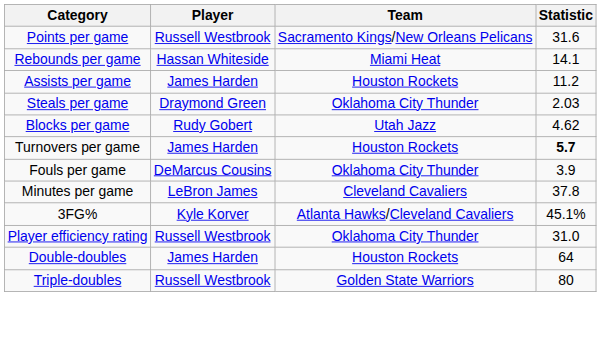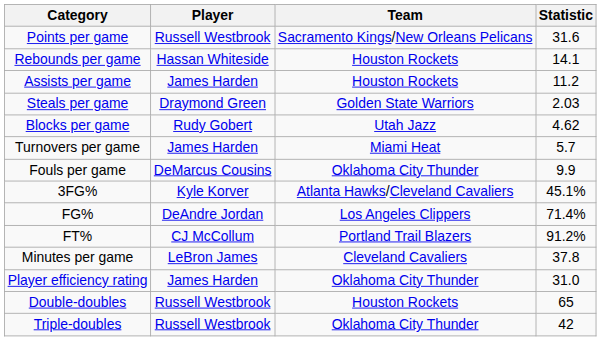(405, 59) Miami Heat -> (405, 59) Houston Rockets
(405, 103) Oklahoma City Thunder -> (405, 103) Golden State Warriors
(405, 147) Houston Rockets -> (405, 147) Miami Heat
(566, 147) bold -> (566, 147) normal
(566, 170) 3.9 -> (566, 170) 9.9
rows swapped: (78, 192) <-> (78, 214)
+ row: (78, 214)
+ row: (78, 236)
(213, 236) Russell Westbrook -> (213, 280) James Harden
(213, 258) James Harden -> (213, 302) Russell Westbrook
(566, 258) 64 -> (566, 302) 65
(405, 280) Golden State Warriors -> (405, 324) Oklahoma City Thunder
(566, 280) 80 -> (566, 324) 42
